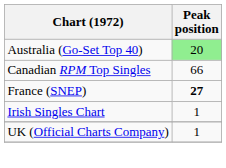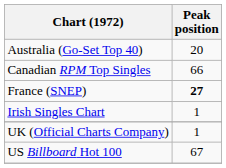(197, 49) lightgreen background -> (197, 49) no background
+ row: (65, 152)
